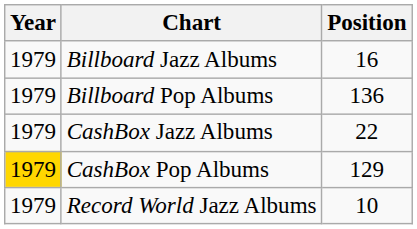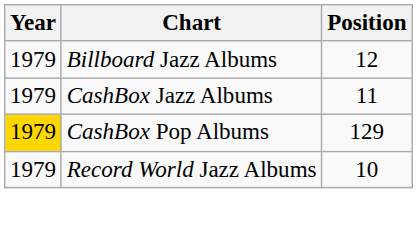(367, 59) 16 -> (367, 59) 12
- row: (170, 95)
(367, 132) 22 -> (367, 95) 11
